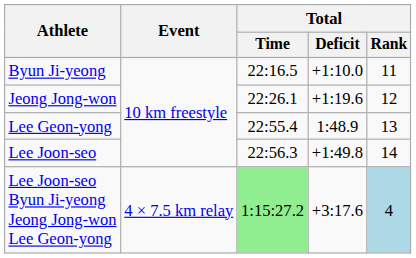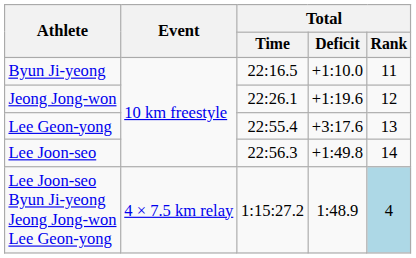(337, 126) 1:48.9 -> (337, 126) +3:17.6
(273, 210) lightgreen background -> (273, 210) no background
(337, 210) +3:17.6 -> (337, 210) 1:48.9
